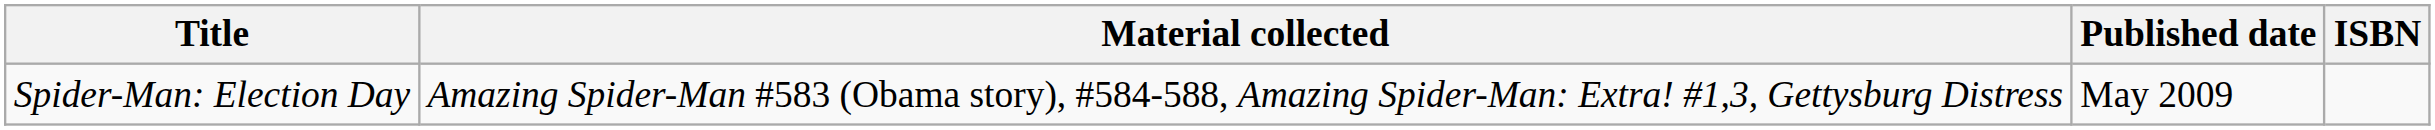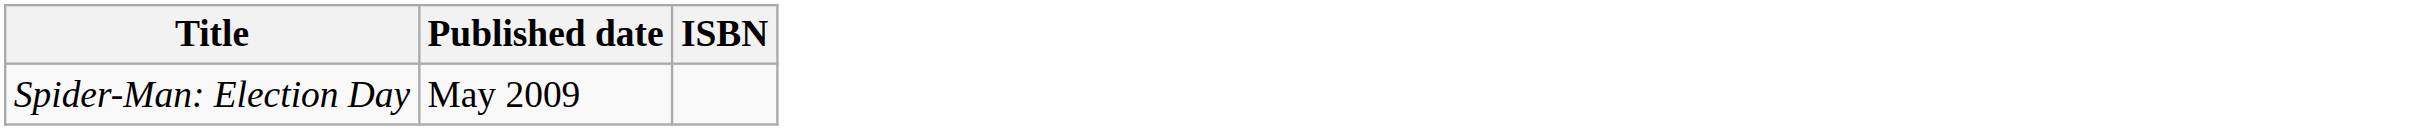- column: (1245, 34)
